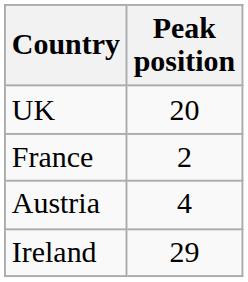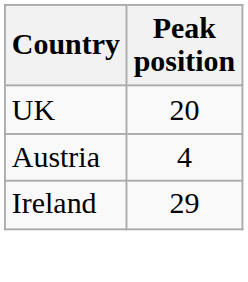- row: (53, 156)
